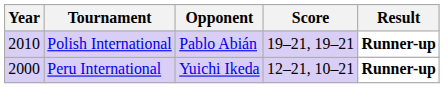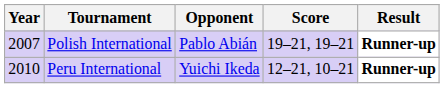(24, 44) 2010 -> (24, 44) 2007
(24, 70) 2000 -> (24, 70) 2010
